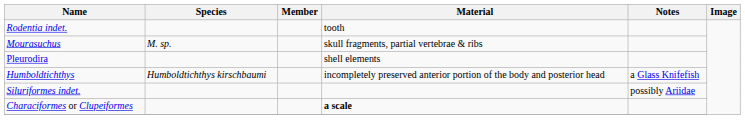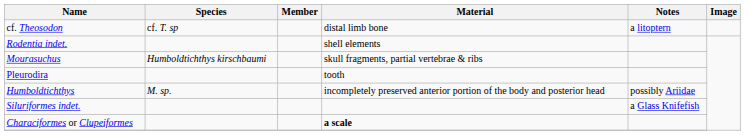+ row: (35, 28)
(334, 28) tooth -> (352, 43) shell elements
(159, 43) M. sp. -> (207, 59) Humboldtichthys kirschbaumi
(352, 59) shell elements -> (334, 75) tooth
(207, 75) Humboldtichthys kirschbaumi -> (159, 91) M. sp.
(665, 75) a Glass Knifefish -> (663, 91) possibly Ariidae
(663, 91) possibly Ariidae -> (665, 106) a Glass Knifefish
